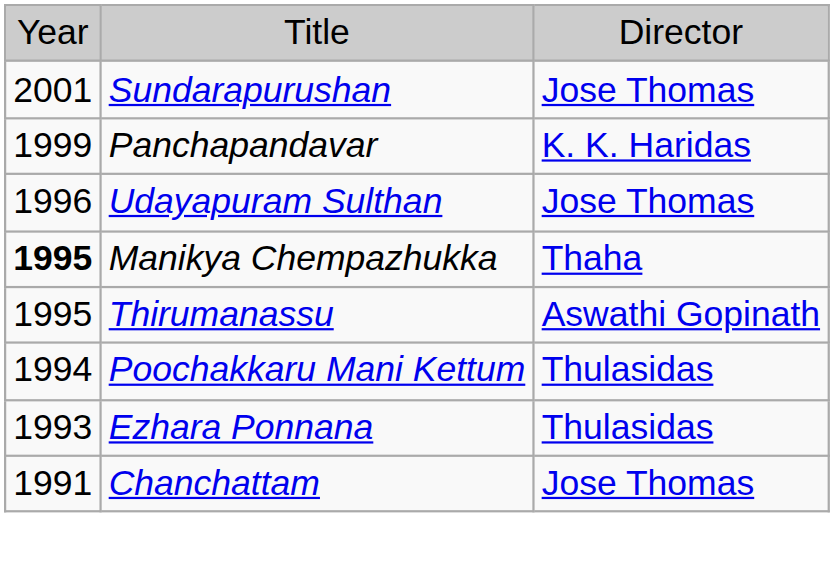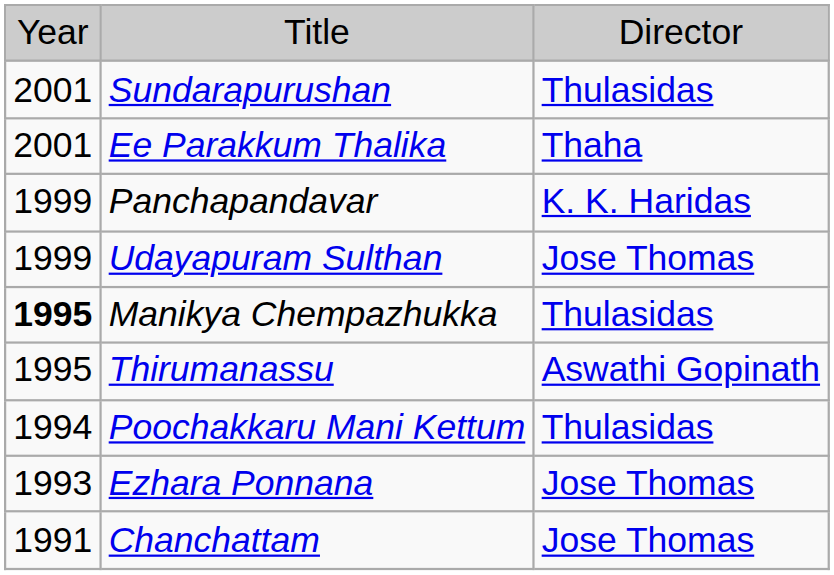(648, 88) Jose Thomas -> (628, 88) Thulasidas
+ row: (277, 145)
(53, 201) 1996 -> (53, 257) 1999
(592, 257) Thaha -> (628, 314) Thulasidas
(628, 426) Thulasidas -> (648, 483) Jose Thomas
